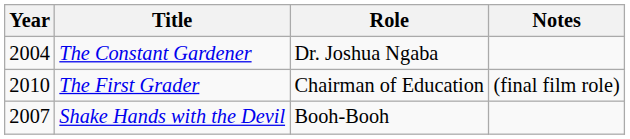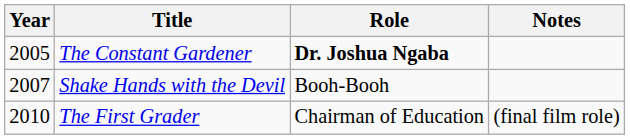(30, 52) 2004 -> (30, 52) 2005
(366, 52) normal -> (372, 52) bold
rows swapped: (172, 117) <-> (129, 85)
